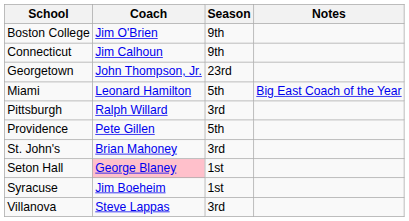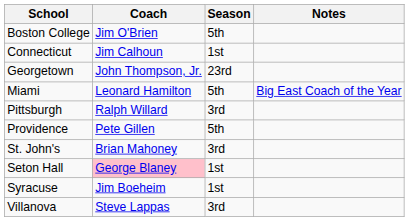(216, 33) 9th -> (216, 33) 5th
(216, 52) 9th -> (216, 52) 1st
